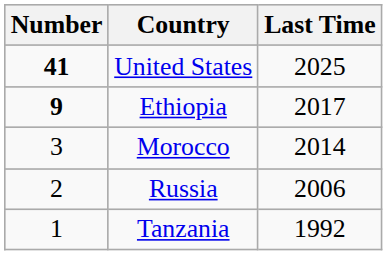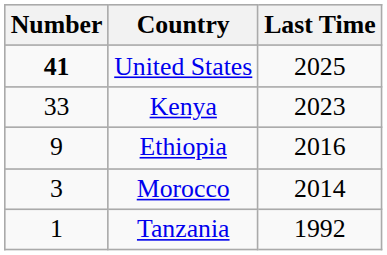+ row: (183, 106)
(57, 106) bold -> (57, 147) normal
(320, 106) 2017 -> (320, 147) 2016
- row: (183, 188)
